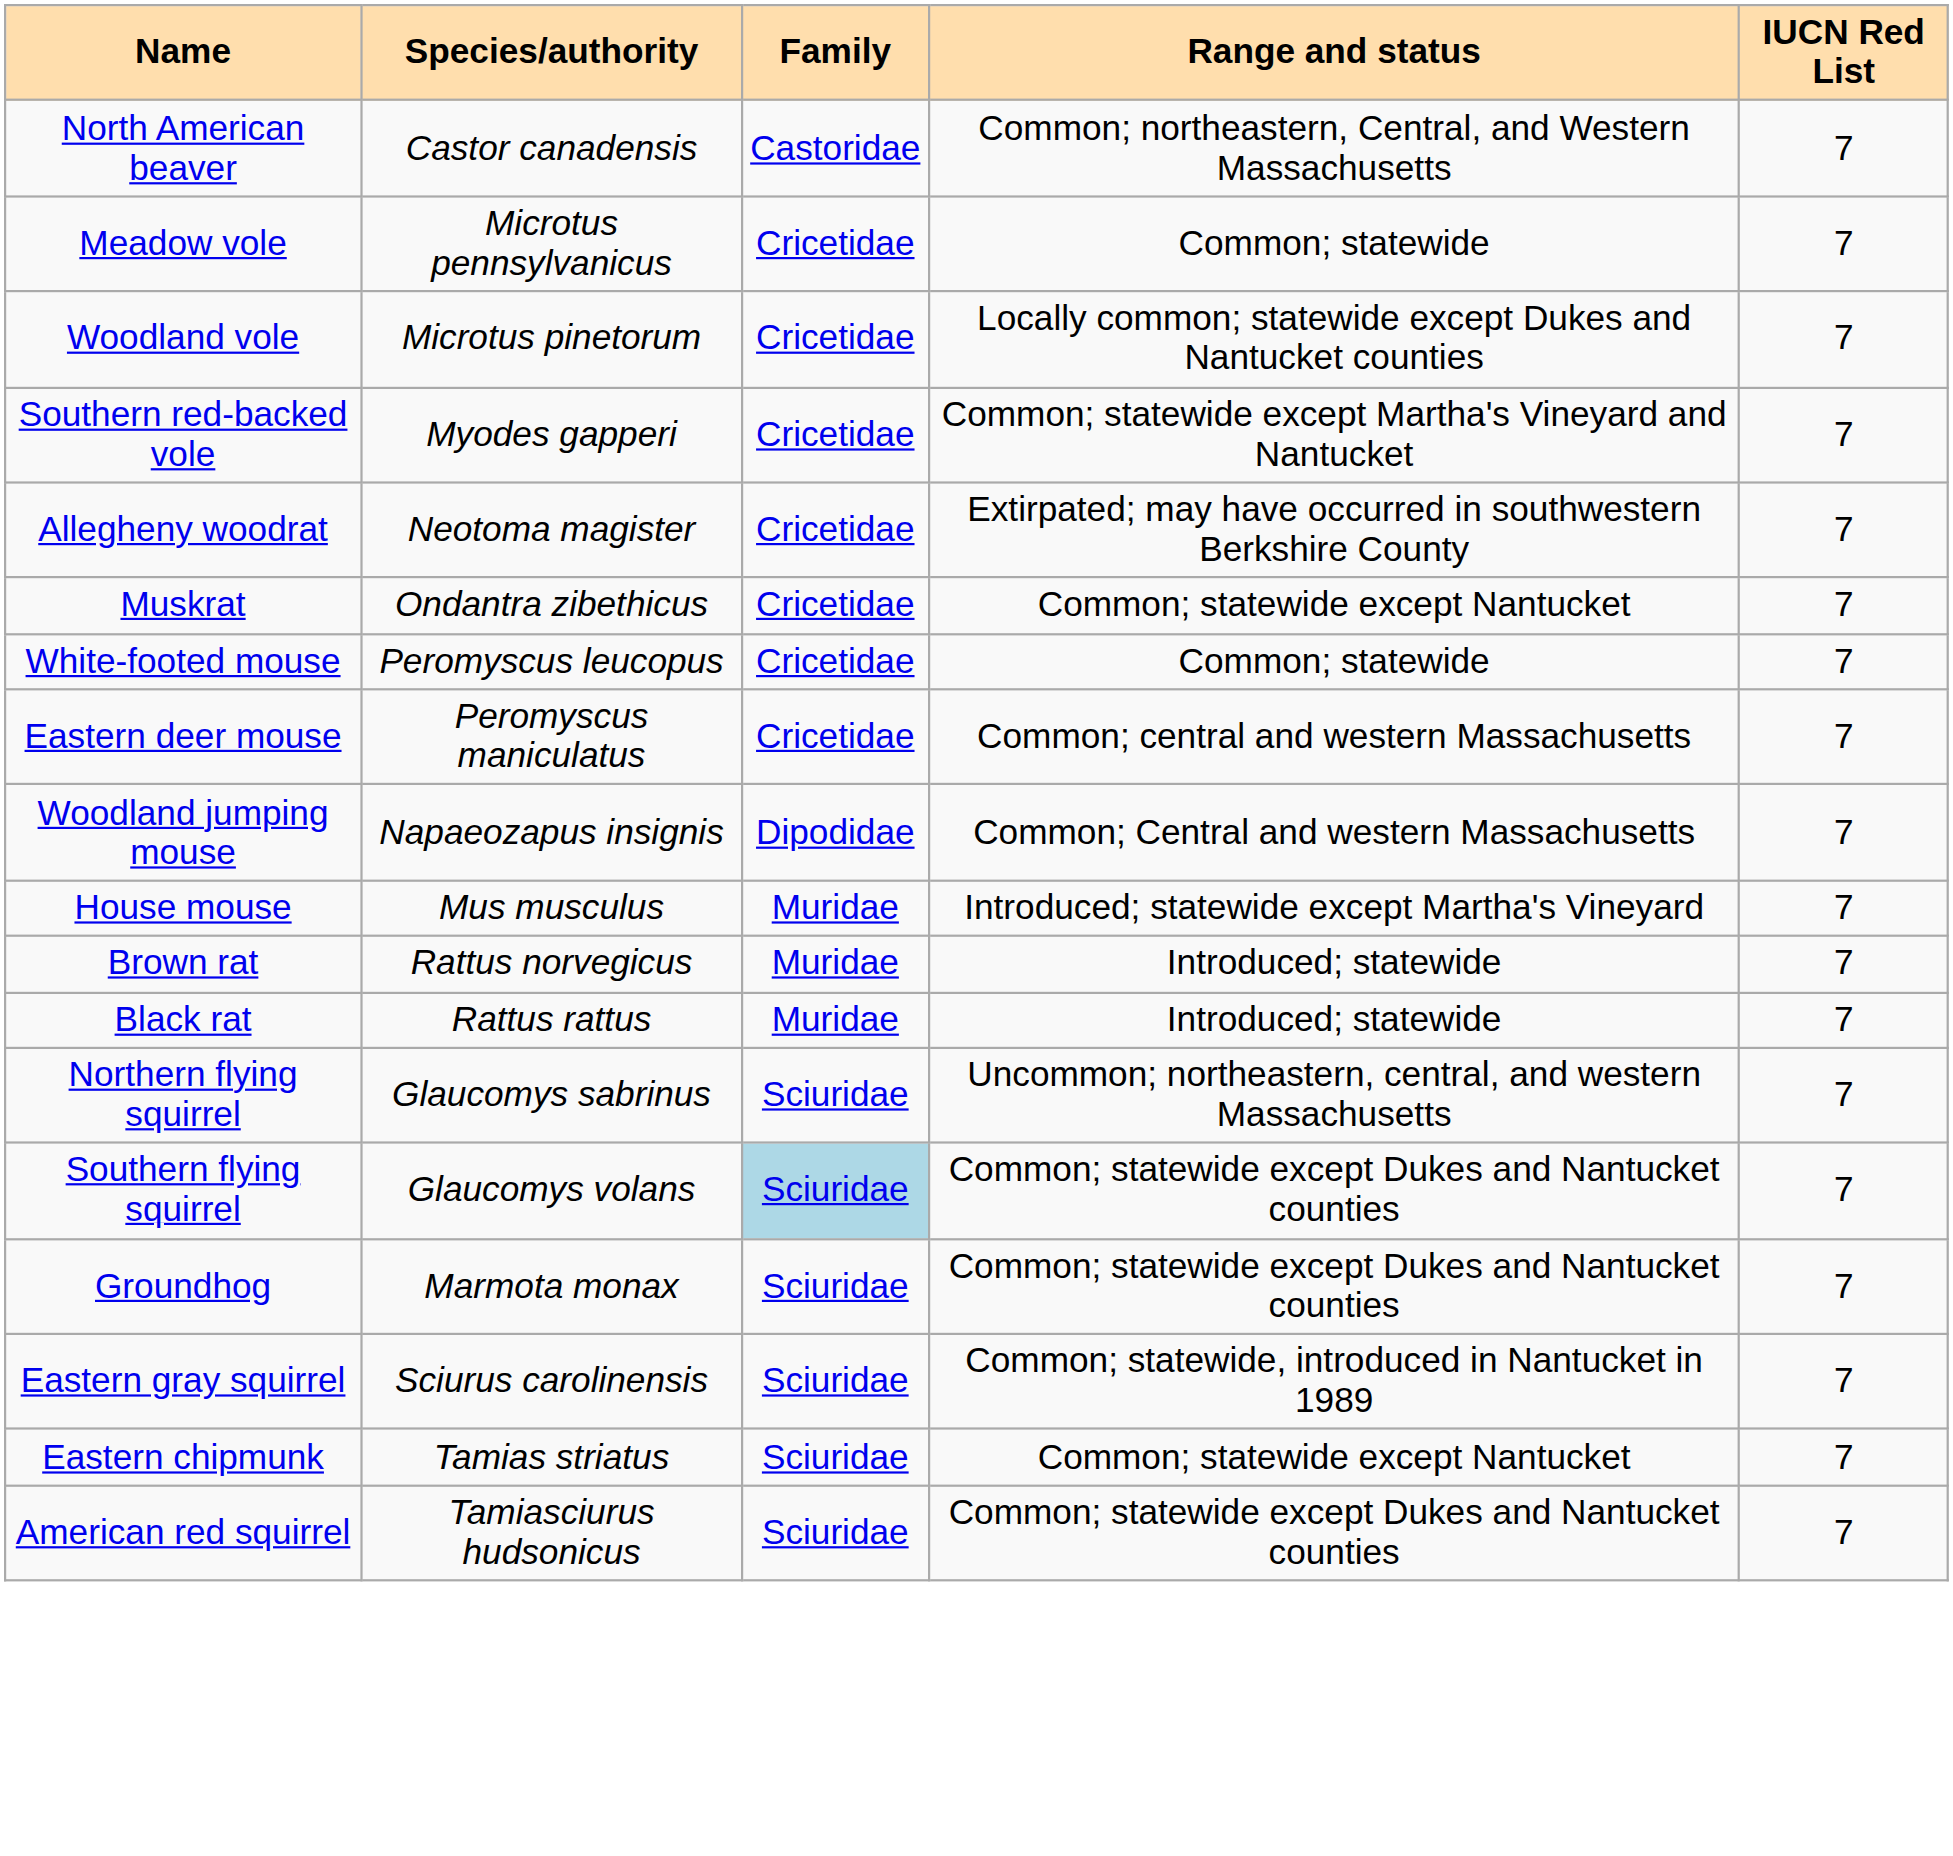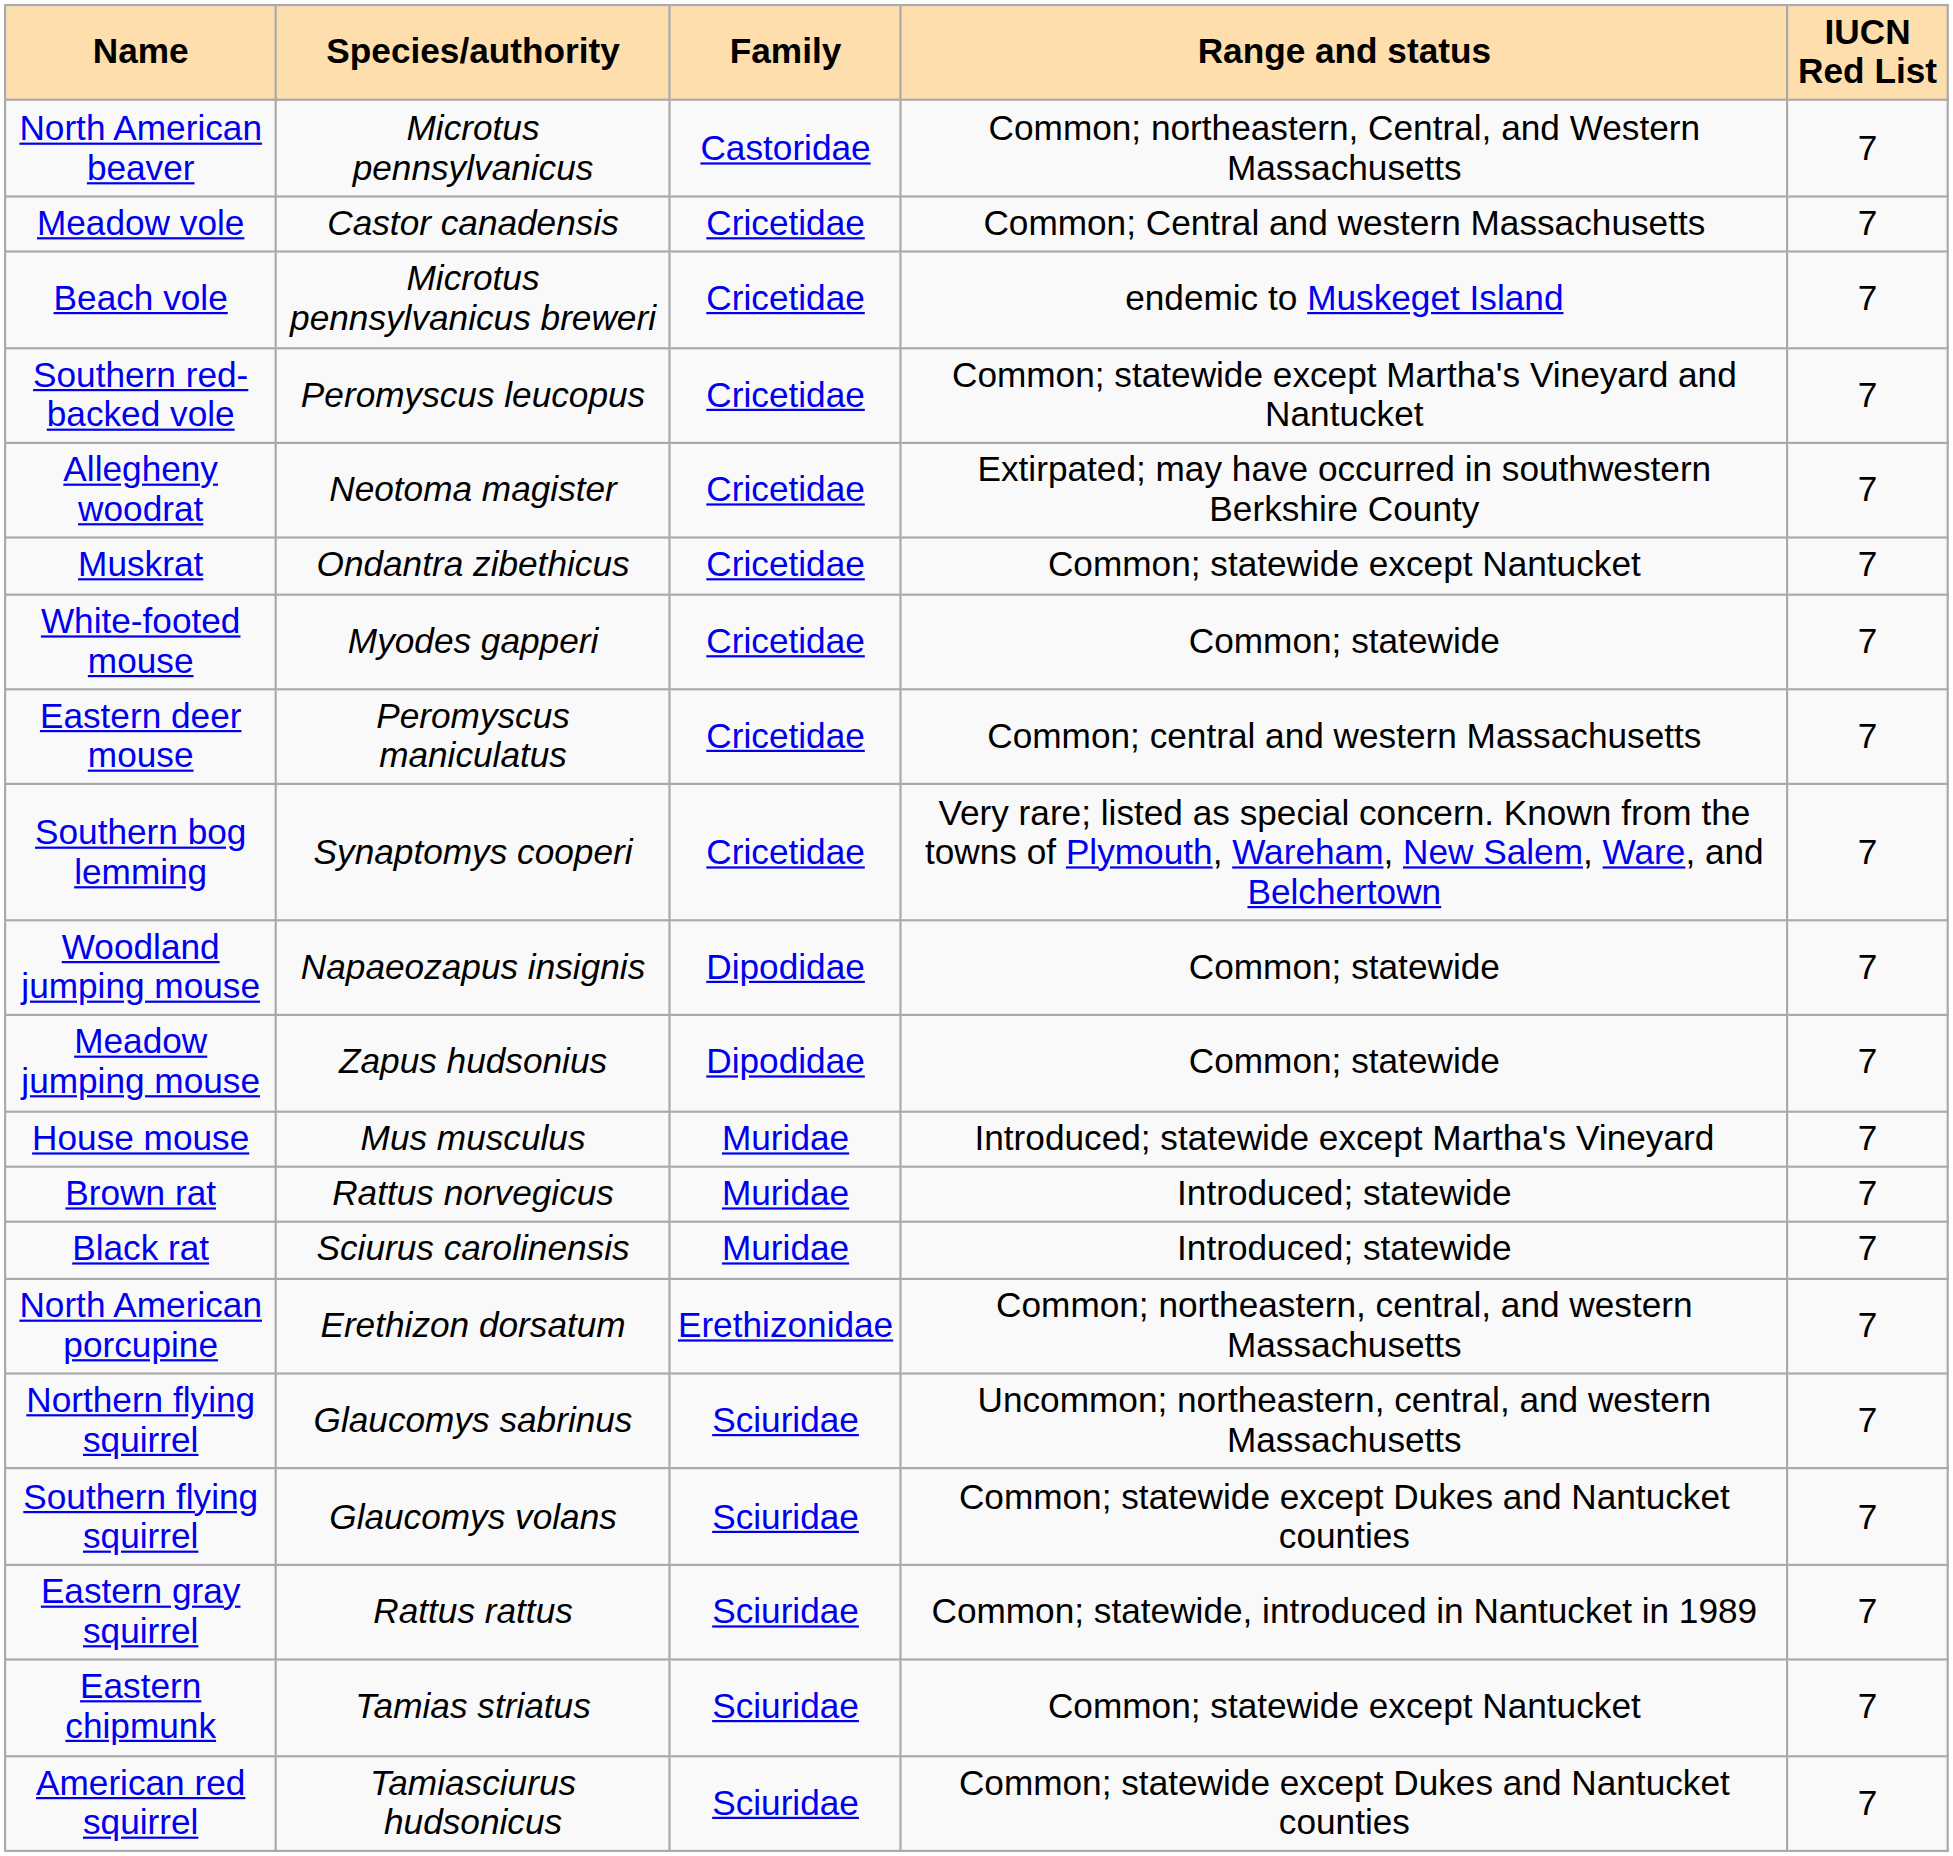(552, 147) Castor canadensis -> (473, 147) Microtus pennsylvanicus
(552, 243) Microtus pennsylvanicus -> (473, 223) Castor canadensis
(1334, 243) Common; statewide -> (1344, 223) Common; Central and western Massachusetts
+ row: (141, 298)
- row: (183, 338)
(552, 433) Myodes gapperi -> (473, 394) Peromyscus leucopus
(552, 660) Peromyscus leucopus -> (473, 640) Myodes gapperi
+ row: (141, 851)
(1334, 831) Common; Central and western Massachusetts -> (1344, 966) Common; statewide
+ row: (141, 1062)
(552, 1019) Rattus rattus -> (473, 1249) Sciurus carolinensis
+ row: (141, 1325)
(835, 1190) lightblue background -> (786, 1516) no background
- row: (183, 1285)
(552, 1381) Sciurus carolinensis -> (473, 1611) Rattus rattus
